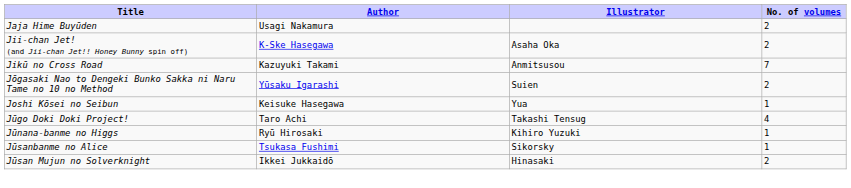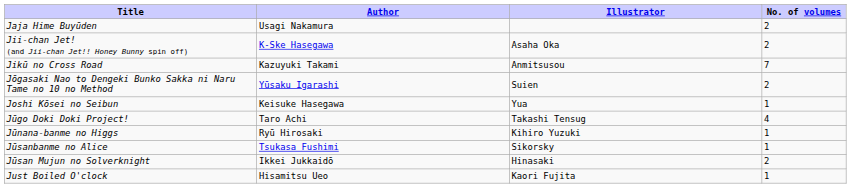+ row: (57, 176)
